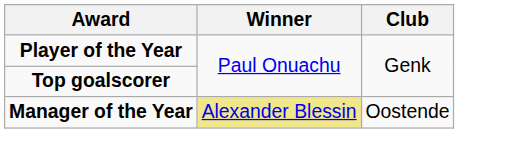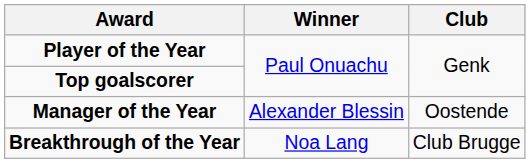(279, 111) khaki background -> (326, 111) no background
+ row: (125, 142)
